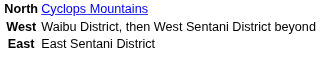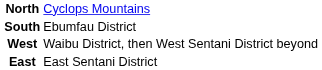+ row: (22, 26)
